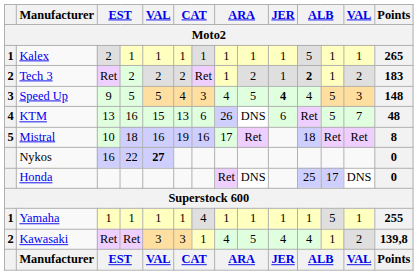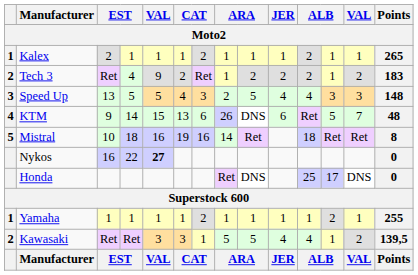(203, 55) 1 -> (203, 55) 2
(309, 55) 5 -> (309, 55) 2
(132, 75) 2 -> (132, 75) 4
(158, 75) 2 -> (158, 75) 9
(283, 75) 1 -> (283, 75) 2
(309, 75) bold -> (309, 75) normal
(109, 95) 9 -> (109, 95) 13
(226, 95) 4 -> (226, 95) 2
(283, 95) bold -> (283, 95) normal
(332, 95) 5 -> (332, 95) 3
(109, 116) 13 -> (109, 116) 9
(132, 116) 16 -> (132, 116) 14
(226, 136) 17 -> (226, 136) 14
(203, 218) 4 -> (203, 218) 2
(332, 218) 5 -> (332, 218) 2
(226, 238) 4 -> (226, 238) 5
(394, 238) 139,8 -> (394, 238) 139,5
